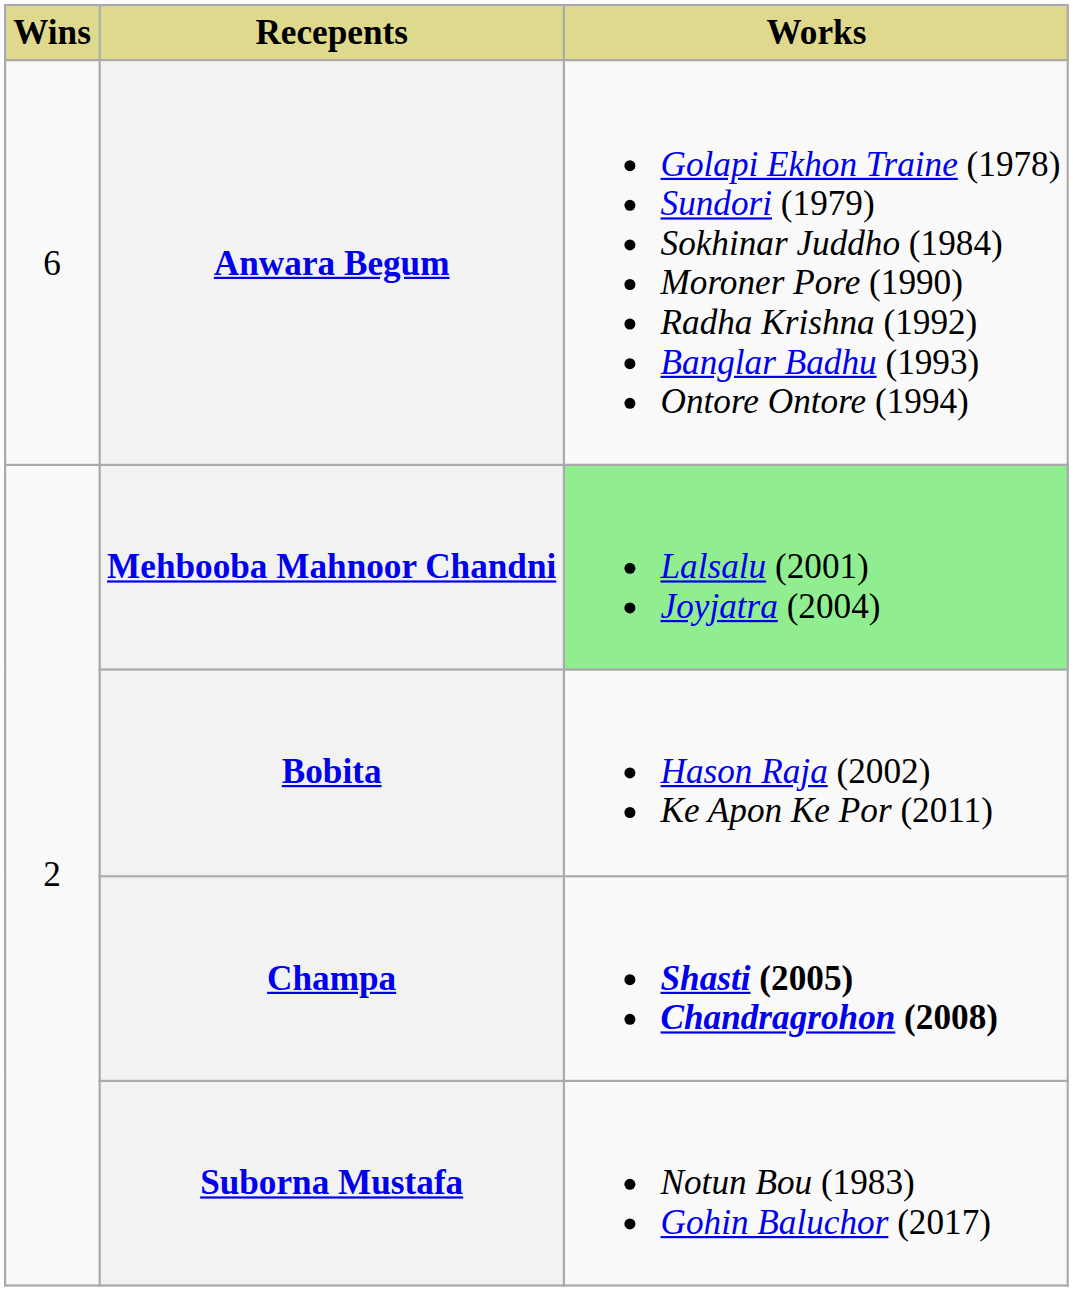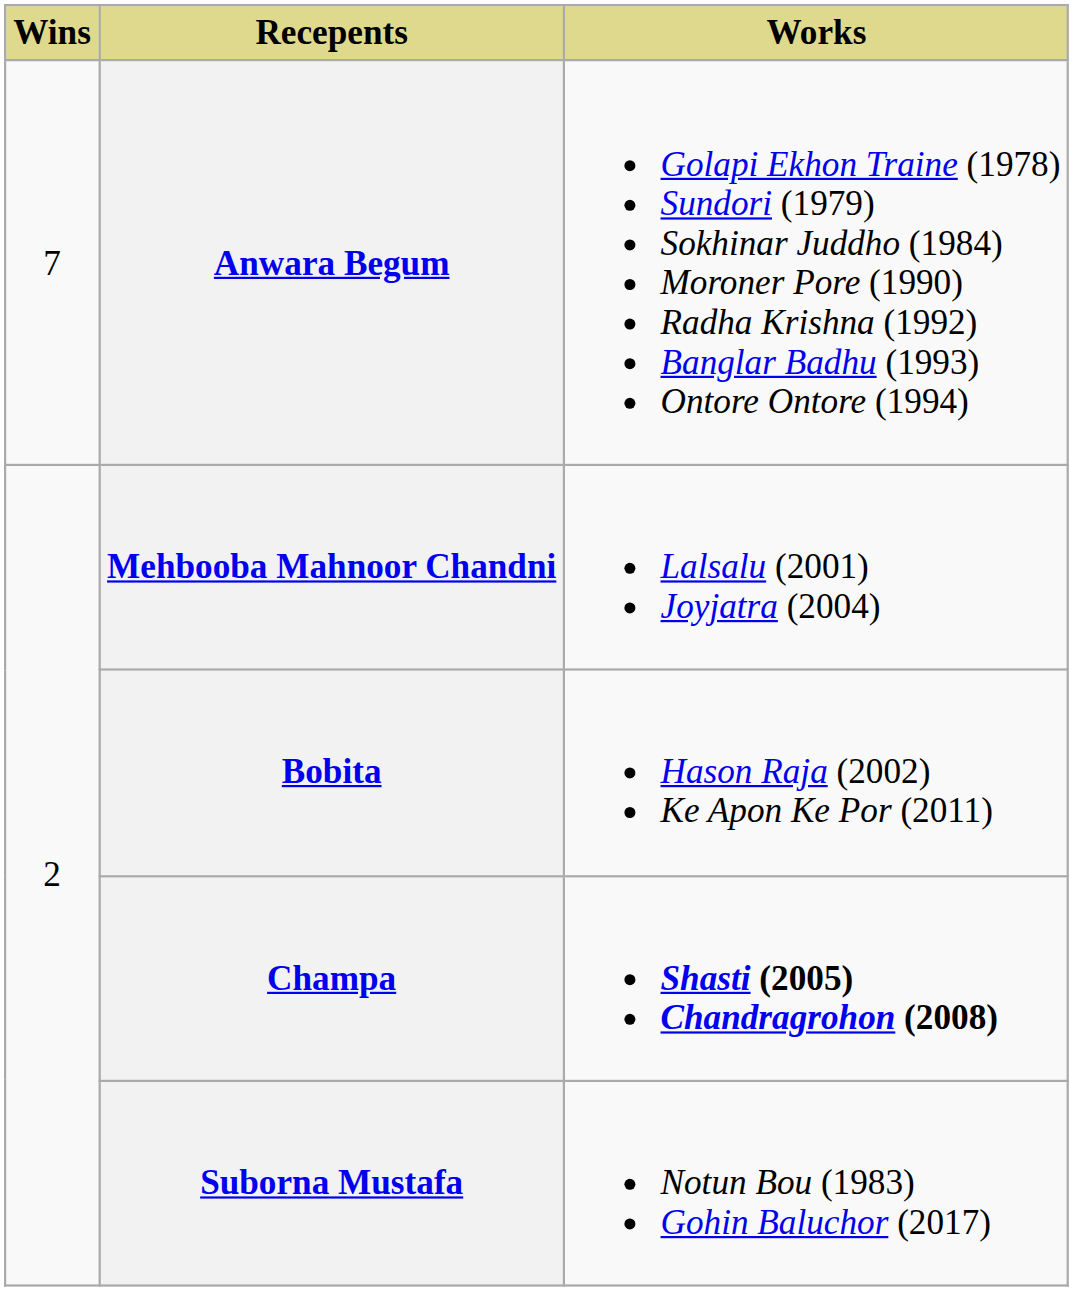(52, 262) 6 -> (52, 262) 7
(816, 587) lightgreen background -> (816, 587) no background
